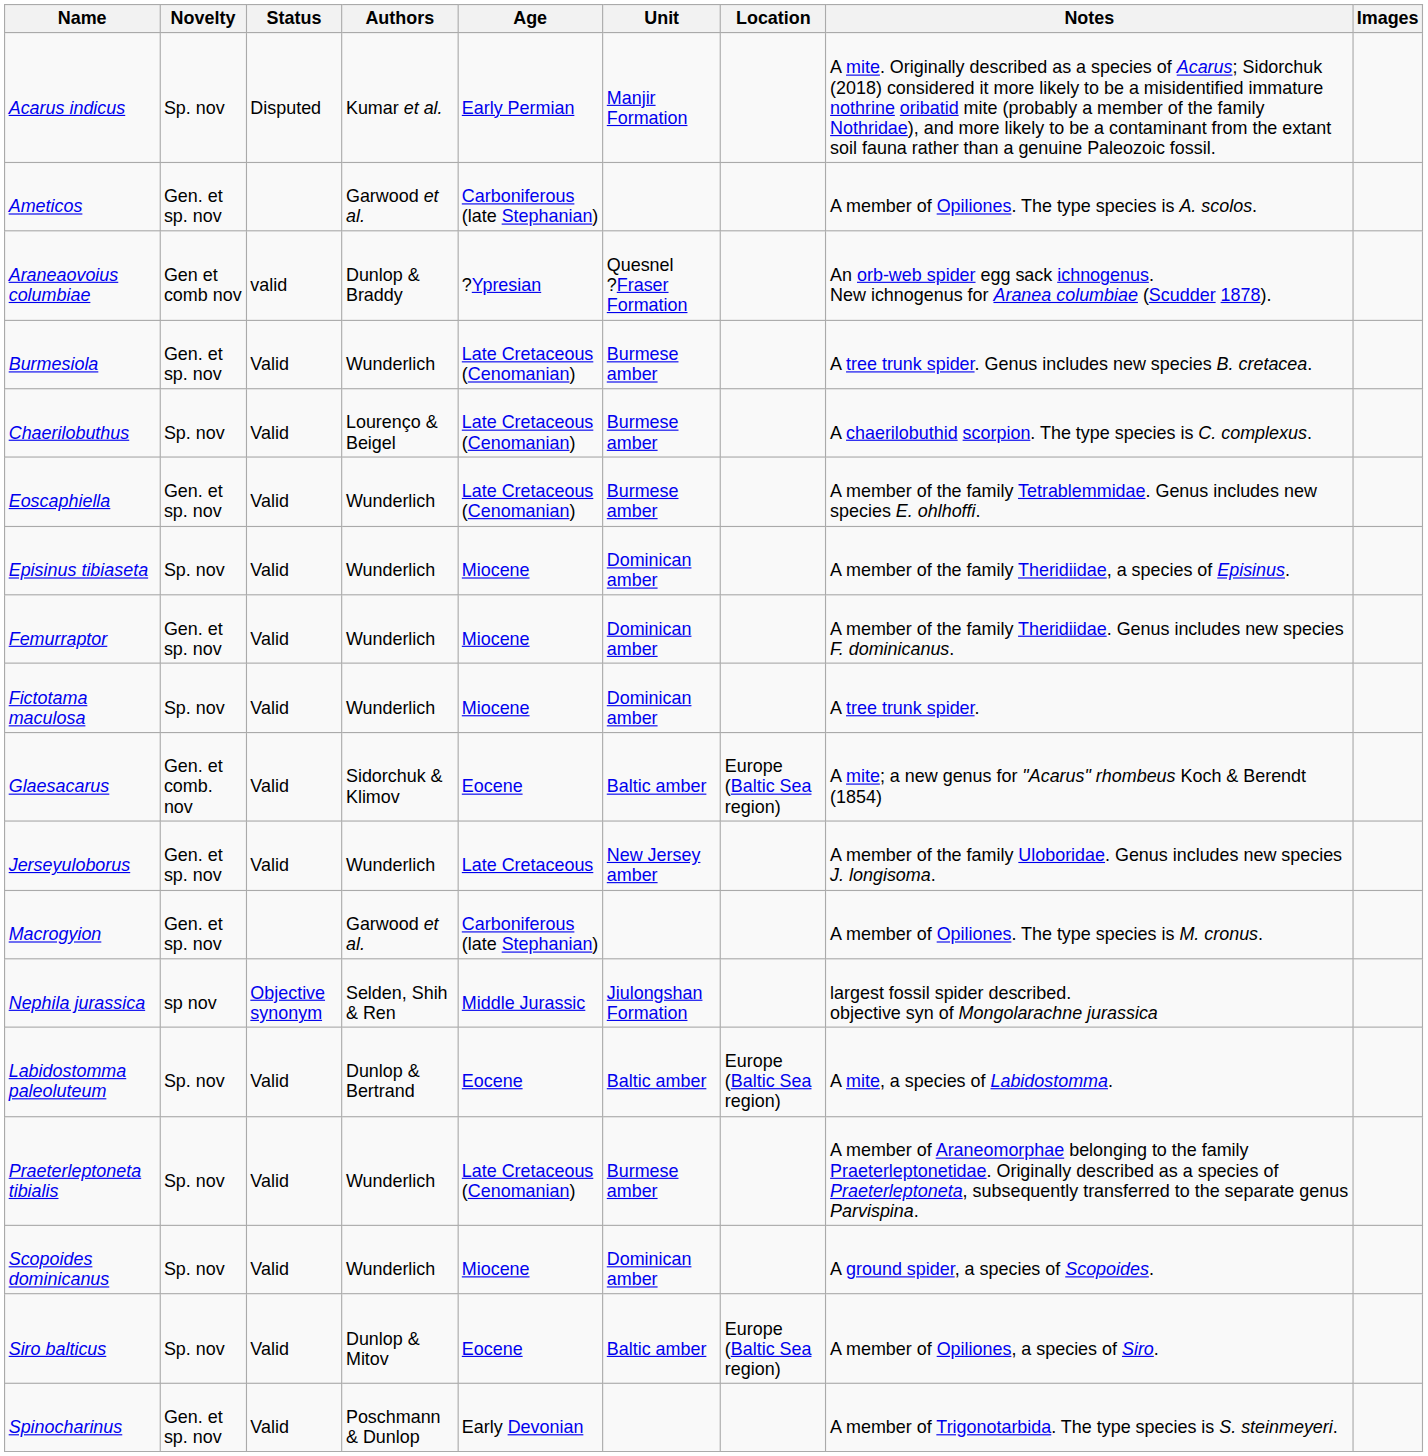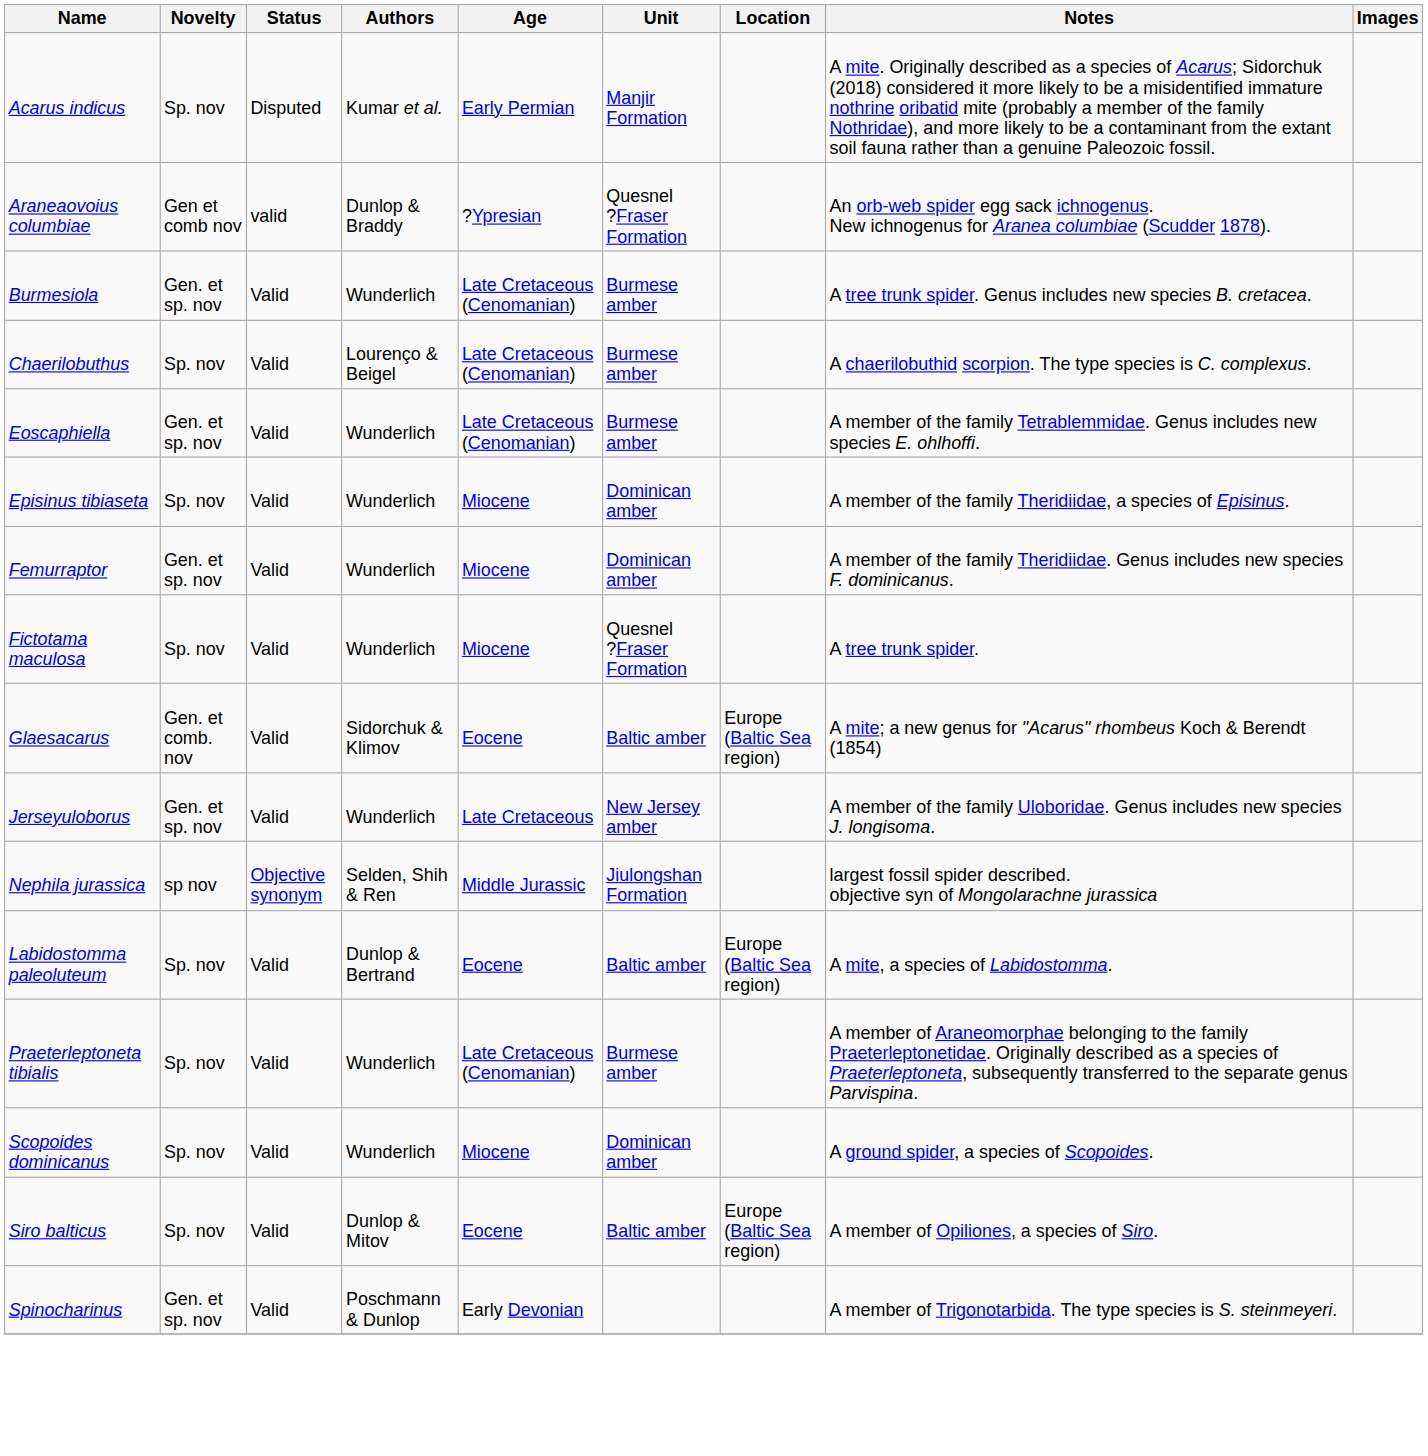- row: (46, 206)
(649, 707) Dominican amber -> (647, 649) Quesnel ?Fraser Formation
- row: (55, 934)
